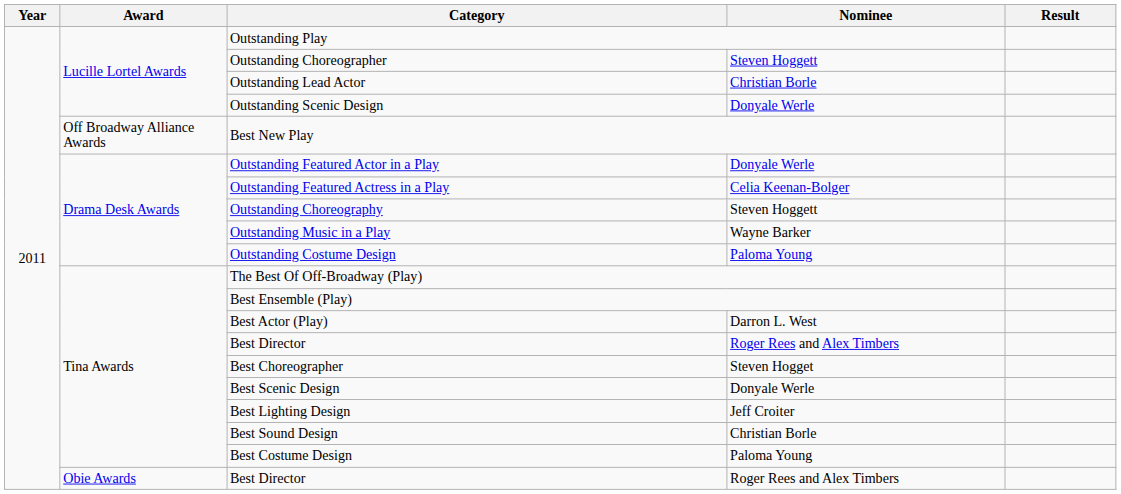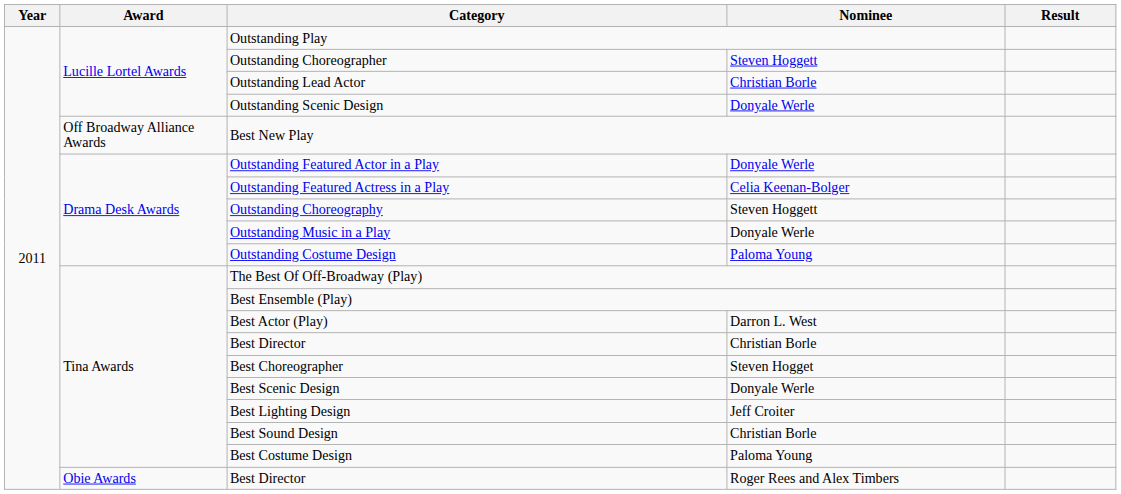(770, 232) Wayne Barker -> (772, 232) Donyale Werle
(815, 344) Roger Rees and Alex Timbers -> (773, 344) Christian Borle
